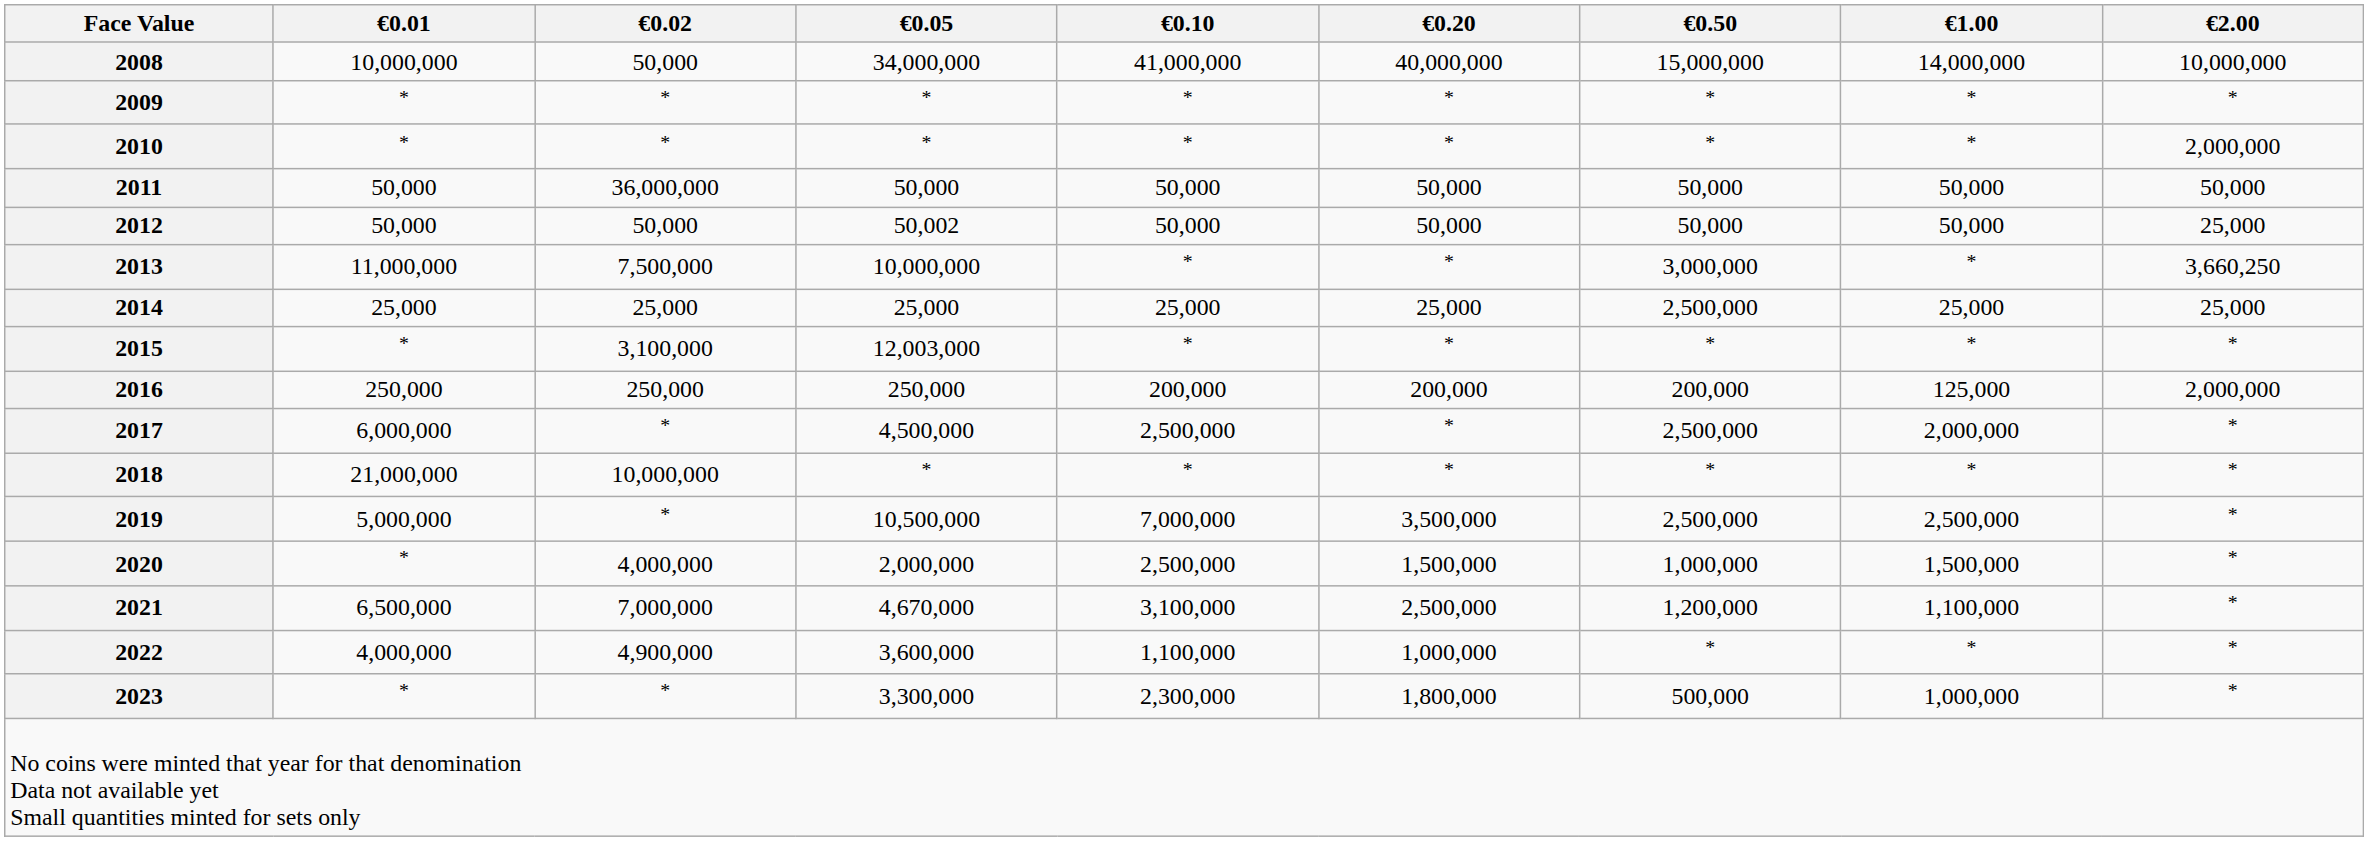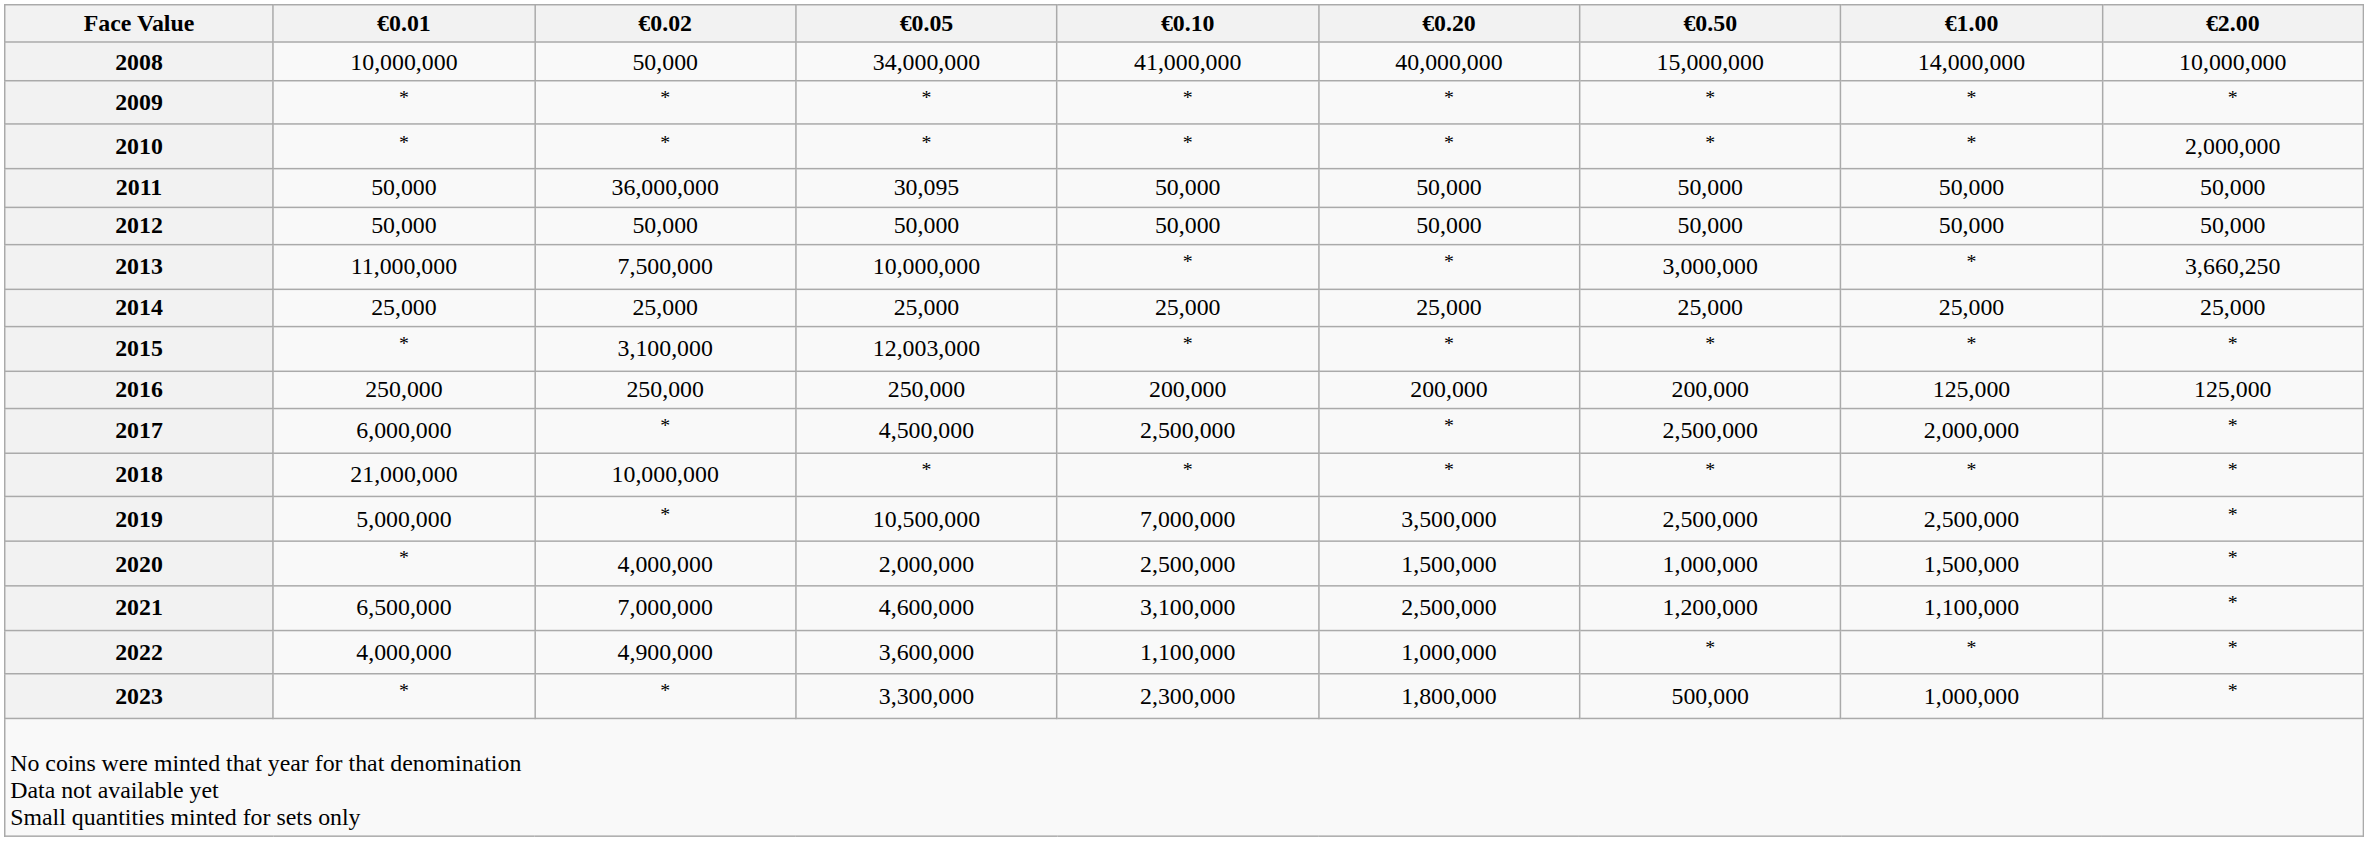(926, 187) 50,000 -> (926, 187) 30,095
(926, 225) 50,002 -> (926, 225) 50,000
(2233, 225) 25,000 -> (2233, 225) 50,000
(1710, 307) 2,500,000 -> (1710, 307) 25,000
(2233, 389) 2,000,000 -> (2233, 389) 125,000
(926, 607) 4,670,000 -> (926, 607) 4,600,000
